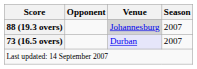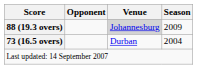(173, 27) 2007 -> (173, 27) 2009
(123, 42) lavender background -> (123, 42) no background
(173, 42) 2007 -> (173, 42) 2004
